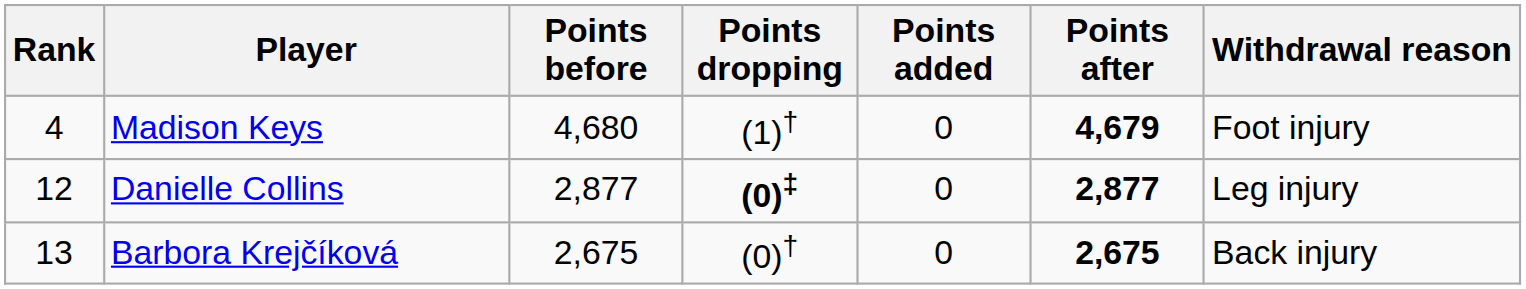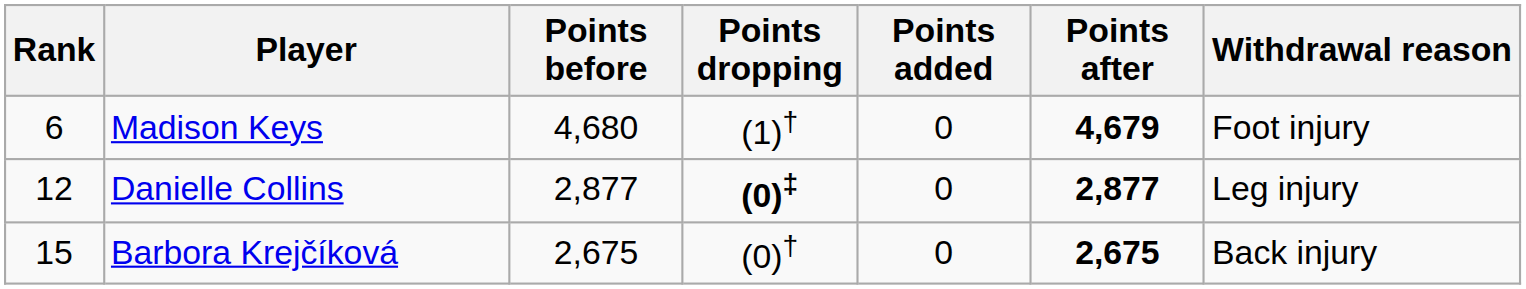(54, 127) 4 -> (54, 127) 6
(54, 252) 13 -> (54, 252) 15
